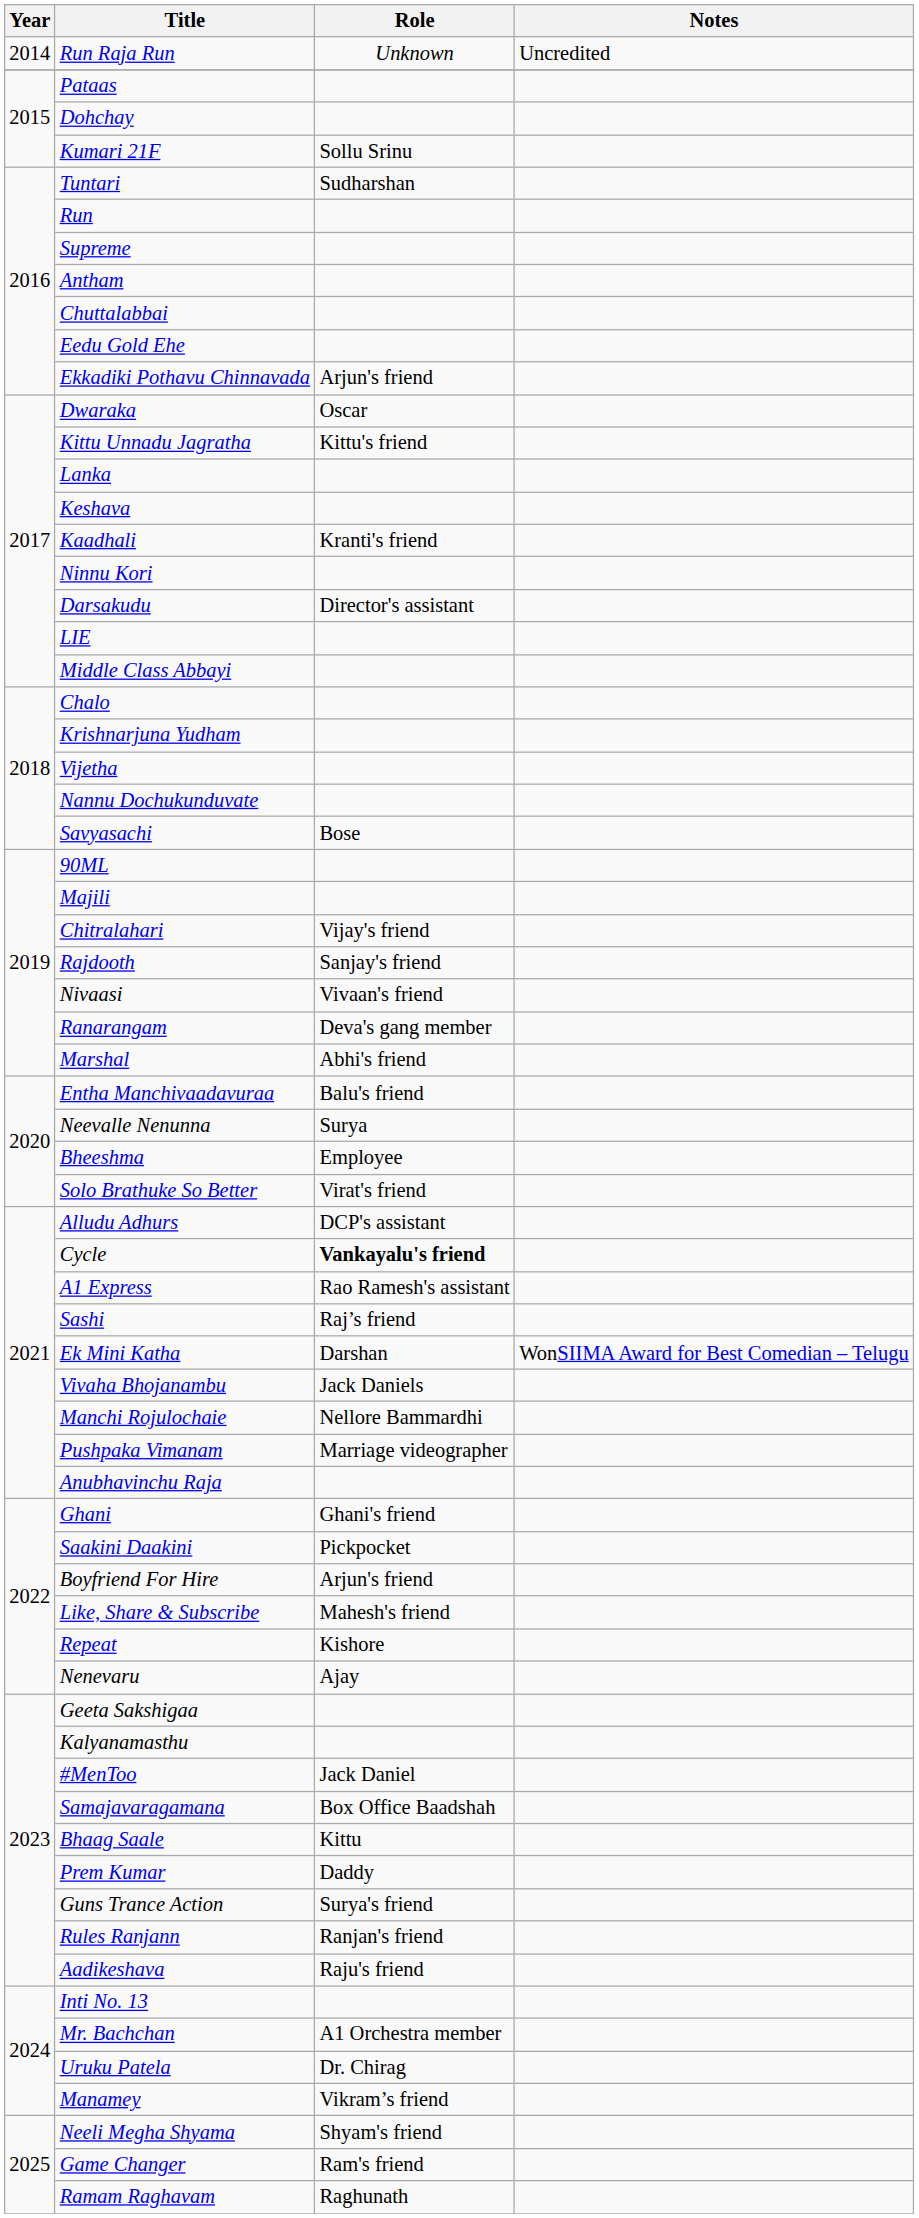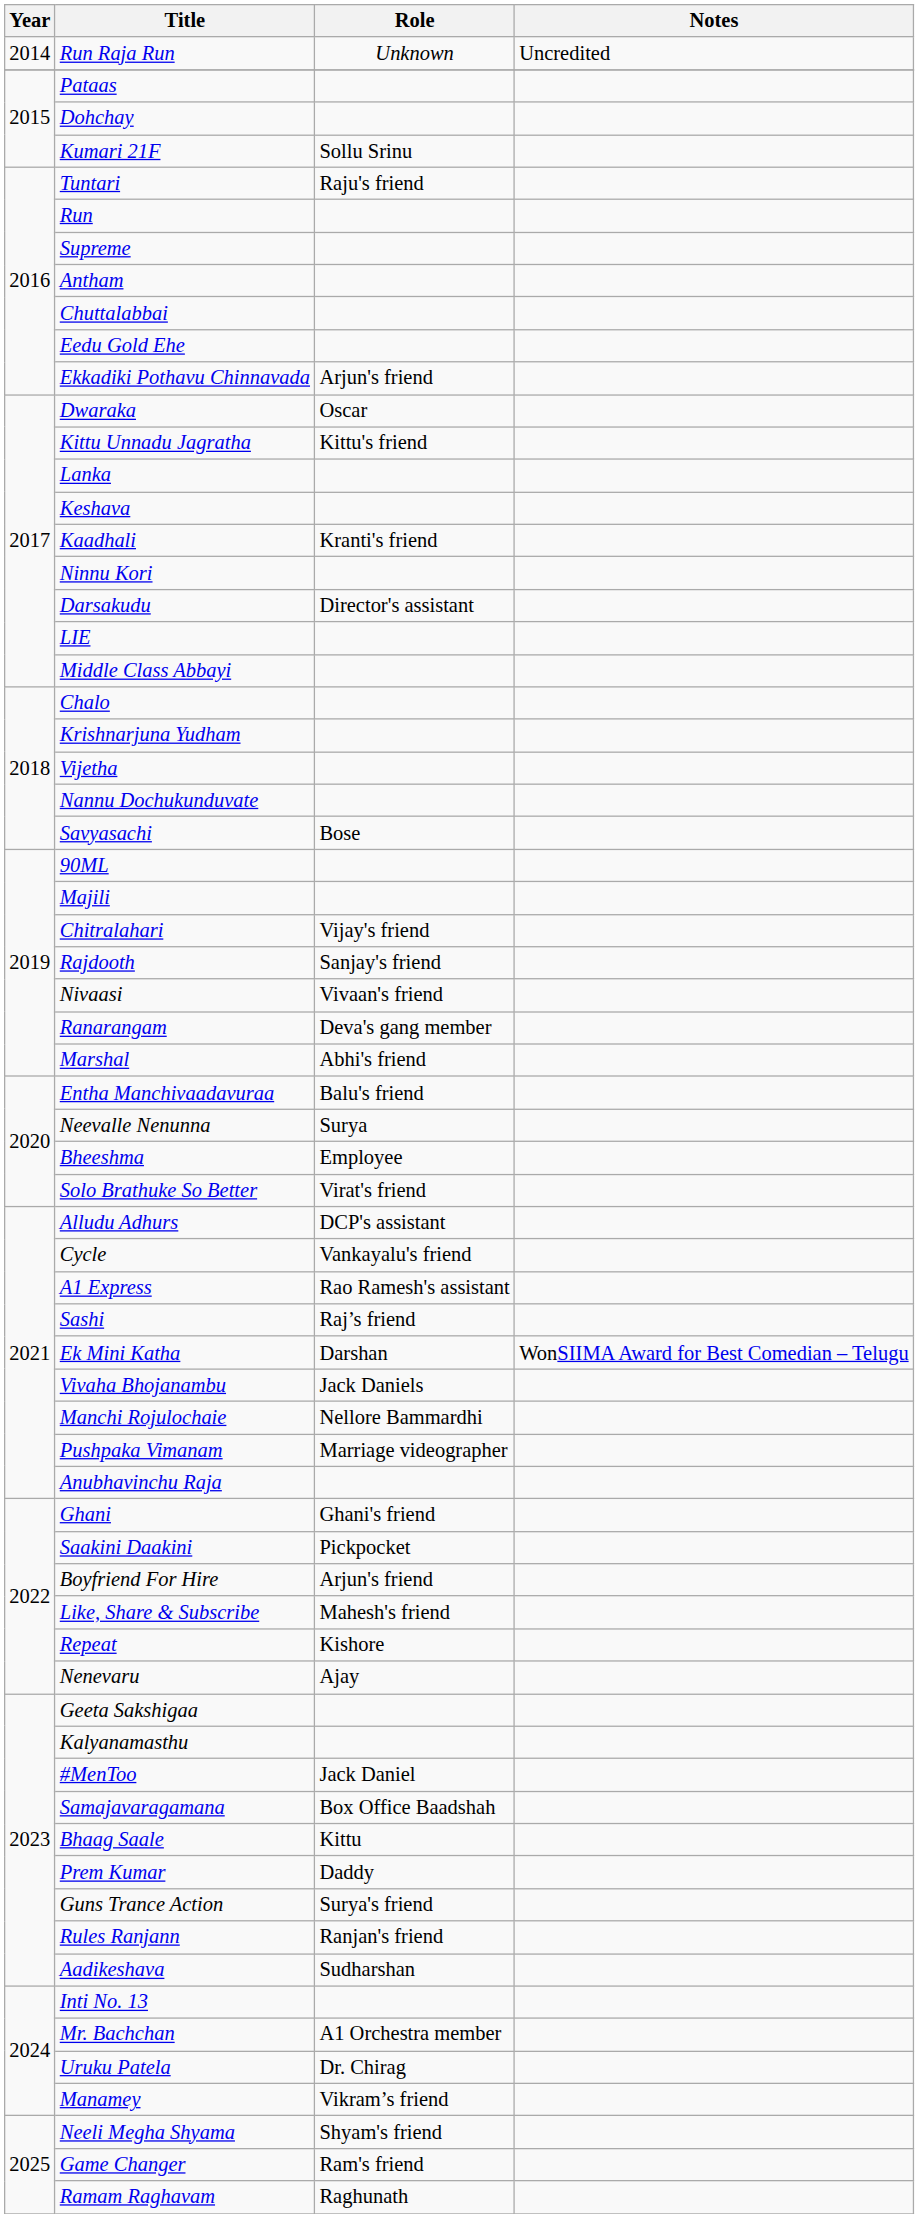(367, 183) Sudharshan -> (372, 183) Raju's friend
(402, 1254) bold -> (396, 1254) normal
(372, 1969) Raju's friend -> (367, 1969) Sudharshan
